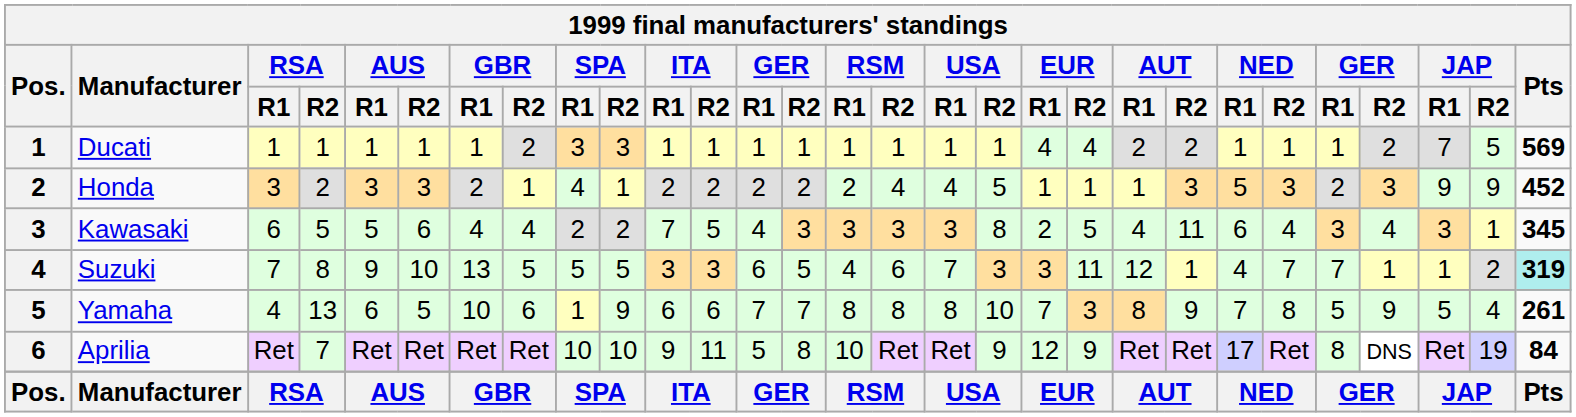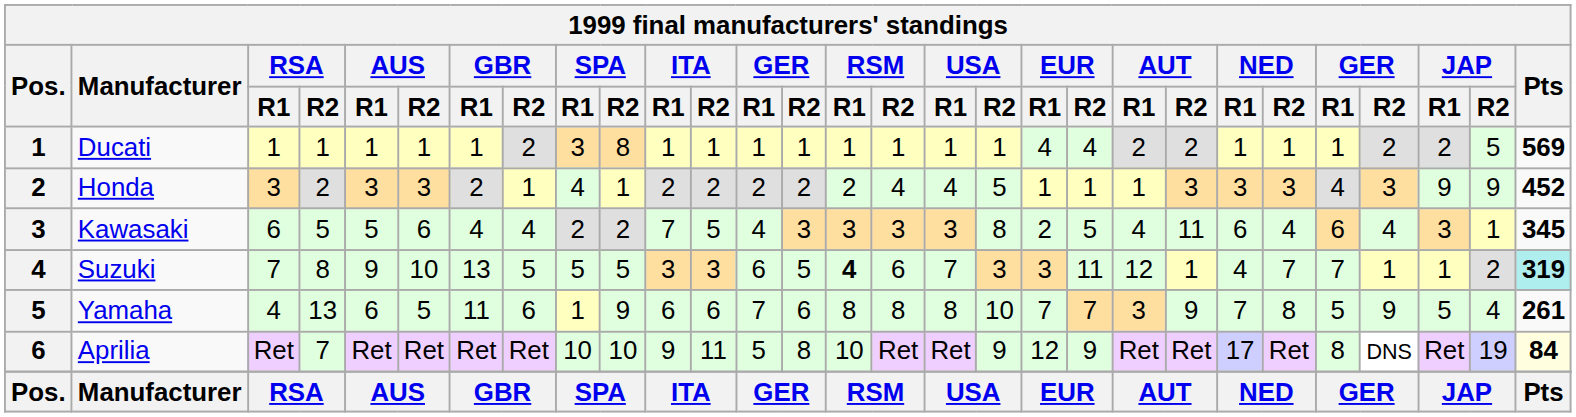(623, 147) 3 -> (623, 147) 8
(1444, 147) 7 -> (1444, 147) 2
(1240, 188) 5 -> (1240, 188) 3
(1338, 188) 2 -> (1338, 188) 4
(1338, 229) 3 -> (1338, 229) 6
(849, 269) normal -> (849, 269) bold
(476, 310) 10 -> (476, 310) 11
(804, 310) 7 -> (804, 310) 6
(1090, 310) 3 -> (1090, 310) 7
(1139, 310) 8 -> (1139, 310) 3
(1543, 351) no background -> (1543, 351) lightyellow background
